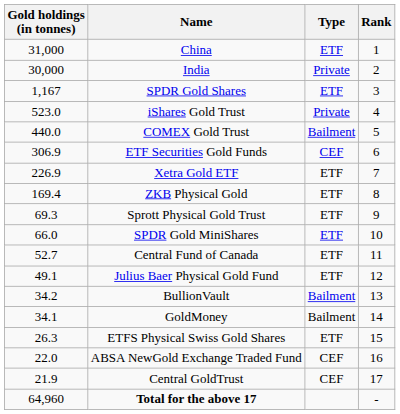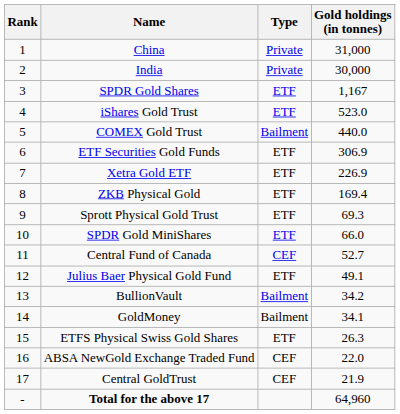columns swapped: (376, 22) <-> (46, 22)
(331, 49) ETF -> (284, 49) Private
(331, 111) Private -> (284, 111) ETF
(331, 152) CEF -> (284, 152) ETF
(331, 255) ETF -> (284, 255) CEF
